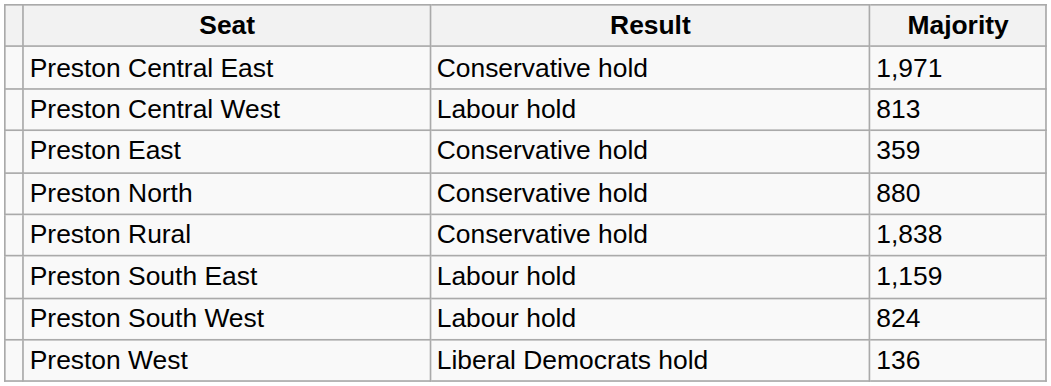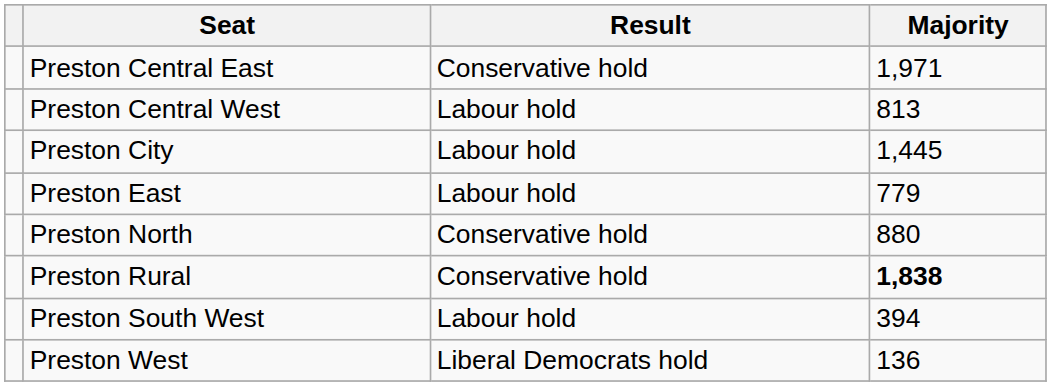+ row: (102, 151)
(542, 151) Conservative hold -> (506, 192) Labour hold
(898, 151) 359 -> (898, 192) 779
(909, 234) normal -> (909, 276) bold
- row: (143, 276)
(898, 318) 824 -> (898, 318) 394
